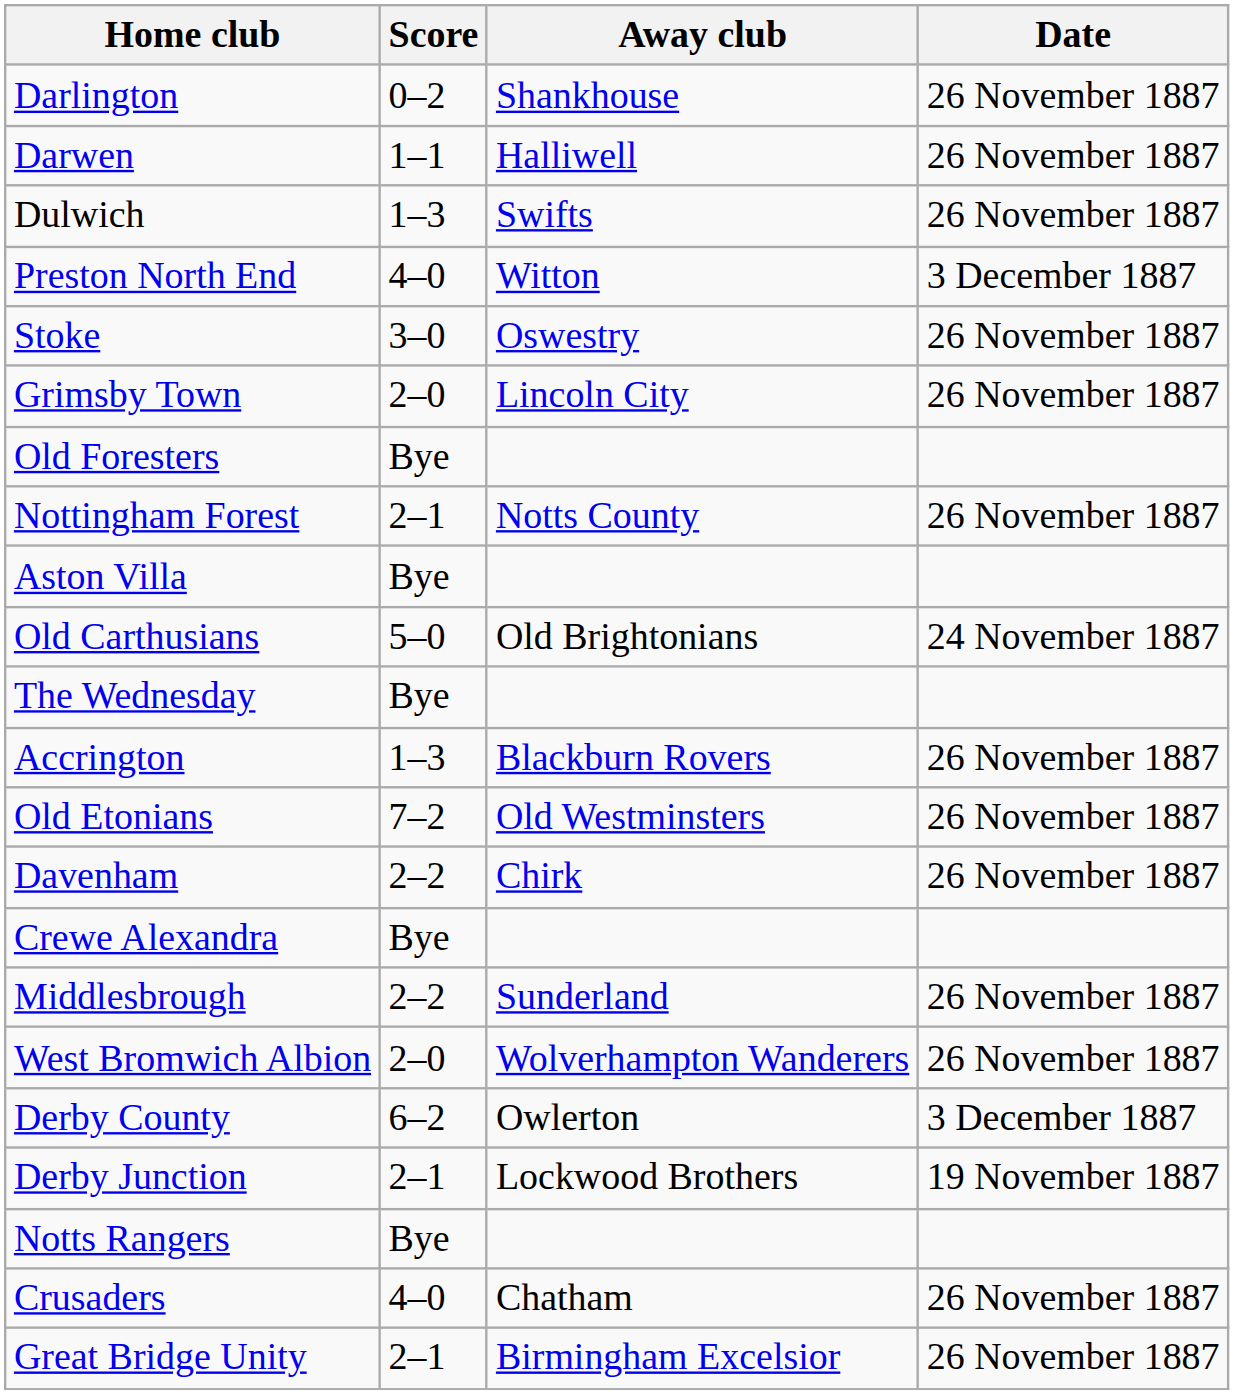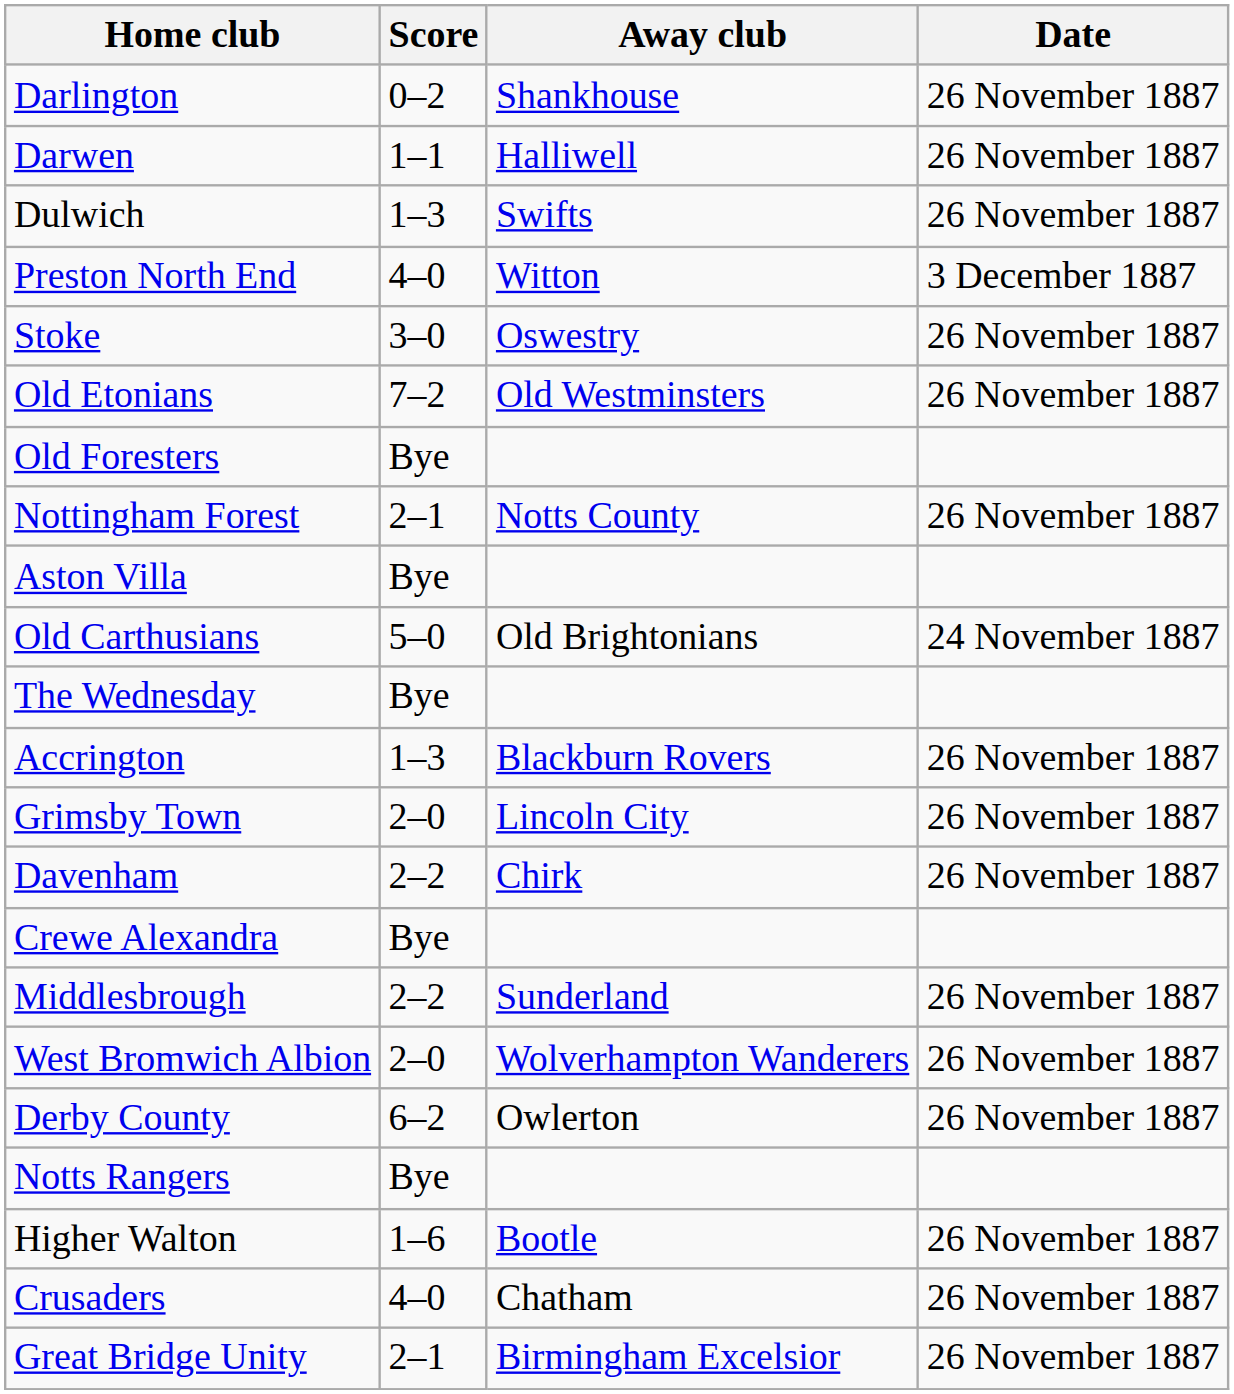rows swapped: (113, 816) <-> (128, 395)
(1062, 1117) 3 December 1887 -> (1073, 1117) 26 November 1887
- row: (130, 1177)
+ row: (125, 1237)
